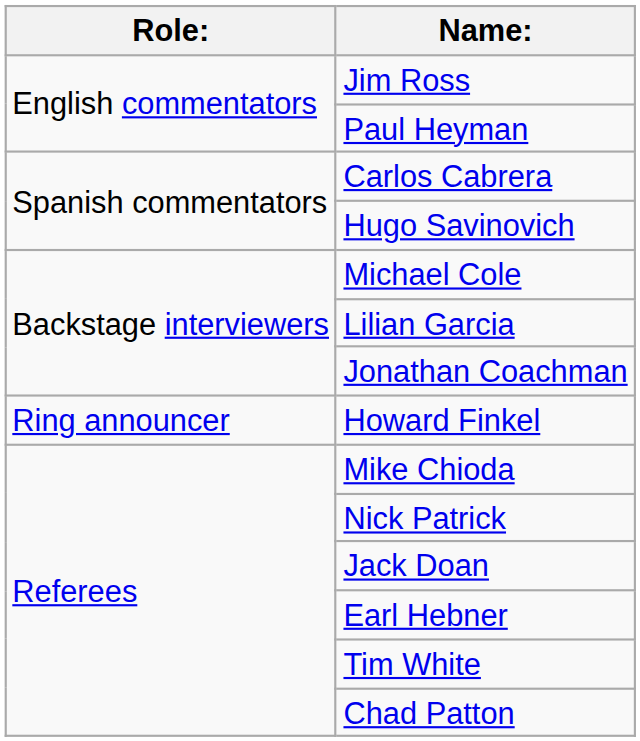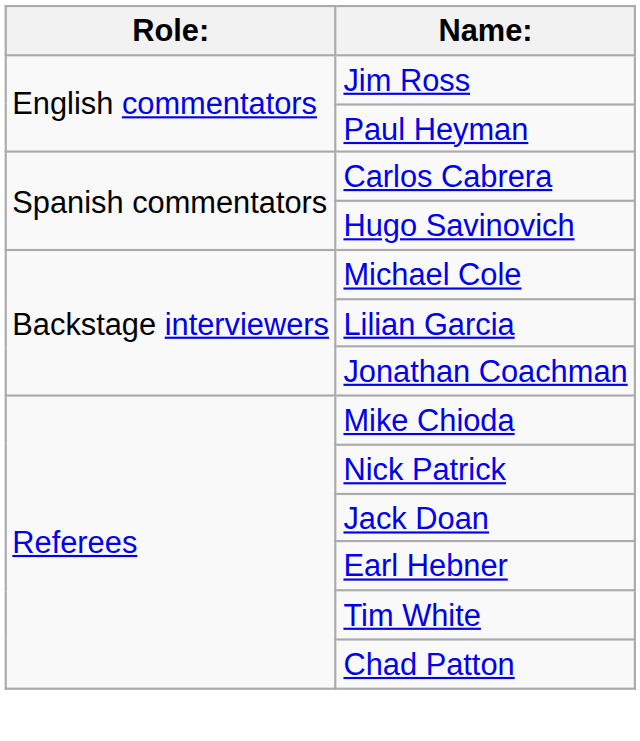- row: (442, 420)
